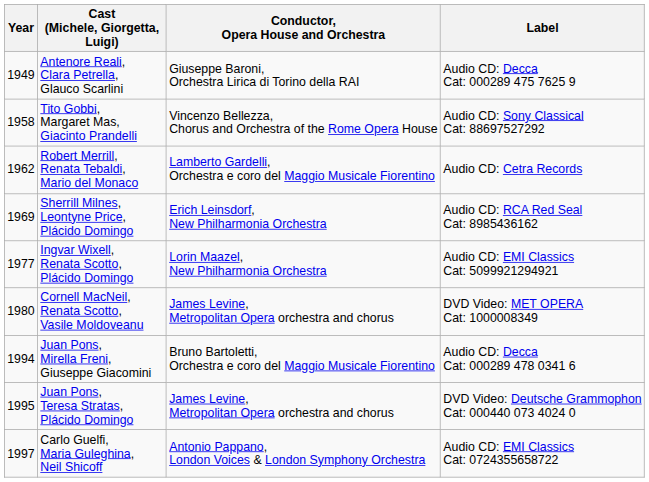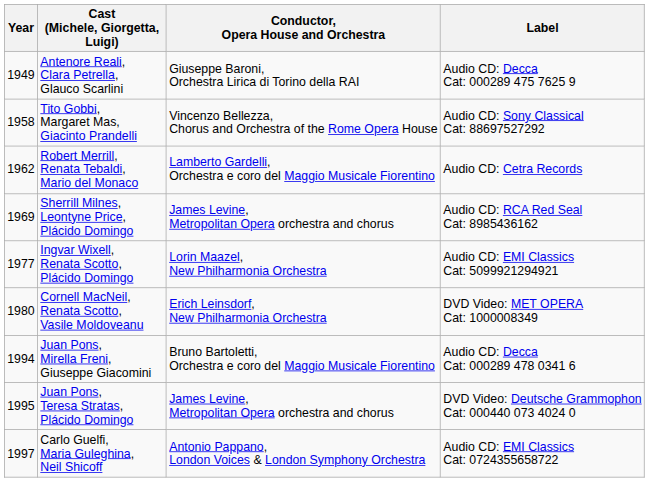(248, 217) Erich Leinsdorf, New Philharmonia Orchestra -> (282, 217) James Levine, Metropolitan Opera orchestra and chorus
(282, 311) James Levine, Metropolitan Opera orchestra and chorus -> (248, 311) Erich Leinsdorf, New Philharmonia Orchestra
